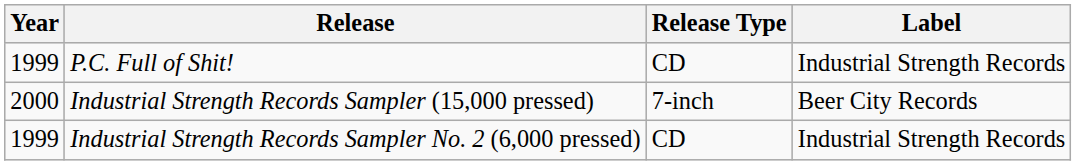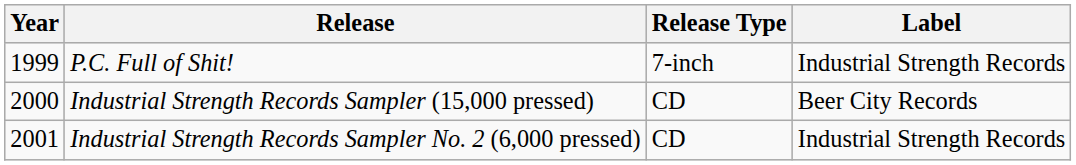(669, 62) CD -> (683, 62) 7-inch
(683, 100) 7-inch -> (669, 100) CD
(35, 139) 1999 -> (35, 139) 2001
